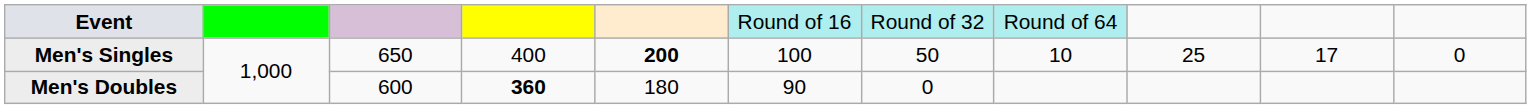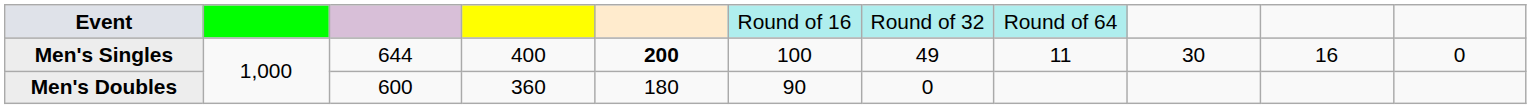(395, 55) 650 -> (395, 55) 644
(927, 55) 50 -> (927, 55) 49
(1060, 55) 10 -> (1060, 55) 11
(1194, 55) 25 -> (1194, 55) 30
(1327, 55) 17 -> (1327, 55) 16
(528, 88) bold -> (528, 88) normal
